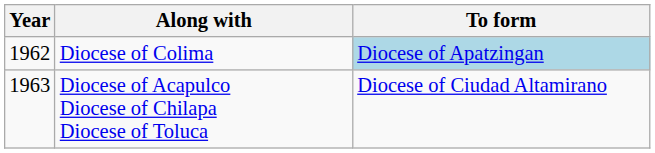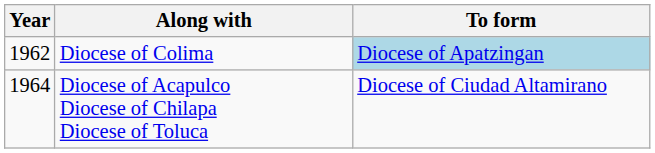(30, 85) 1963 -> (30, 85) 1964
